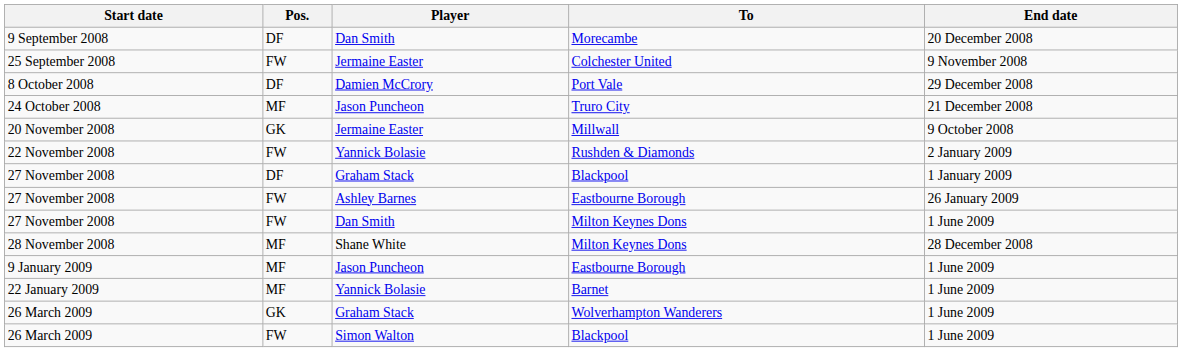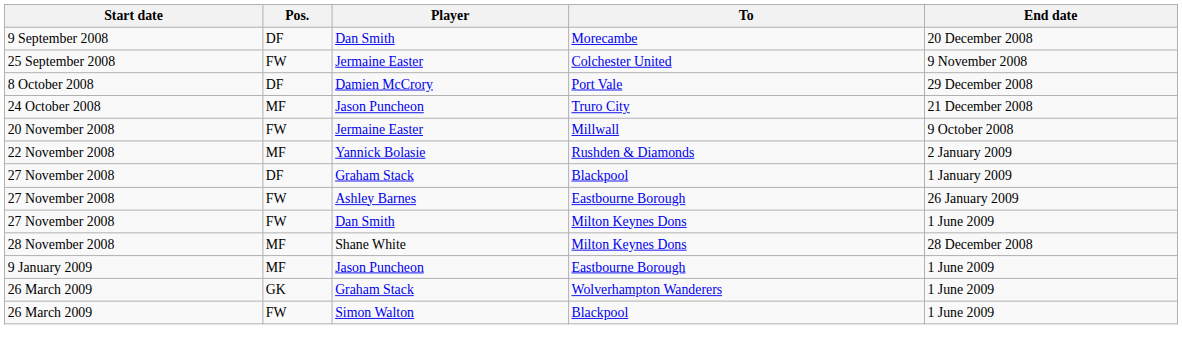(276, 130) GK -> (276, 130) FW
(276, 152) FW -> (276, 152) MF
- row: (53, 289)
